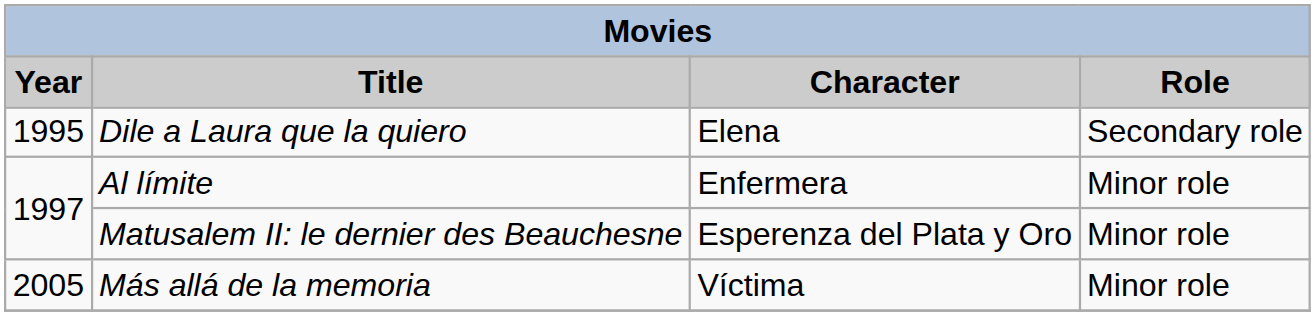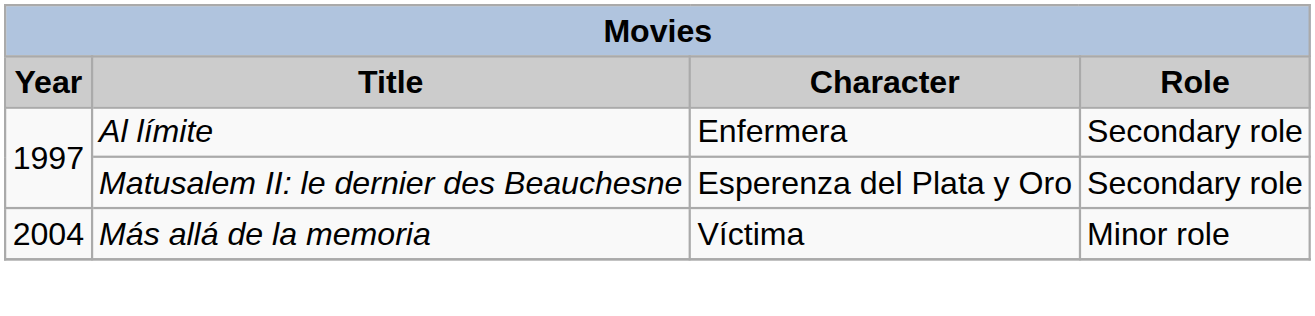- row: (283, 132)
(1158, 183) Minor role -> (1195, 132) Secondary role
(1158, 234) Minor role -> (1195, 183) Secondary role
(48, 285) 2005 -> (48, 234) 2004
